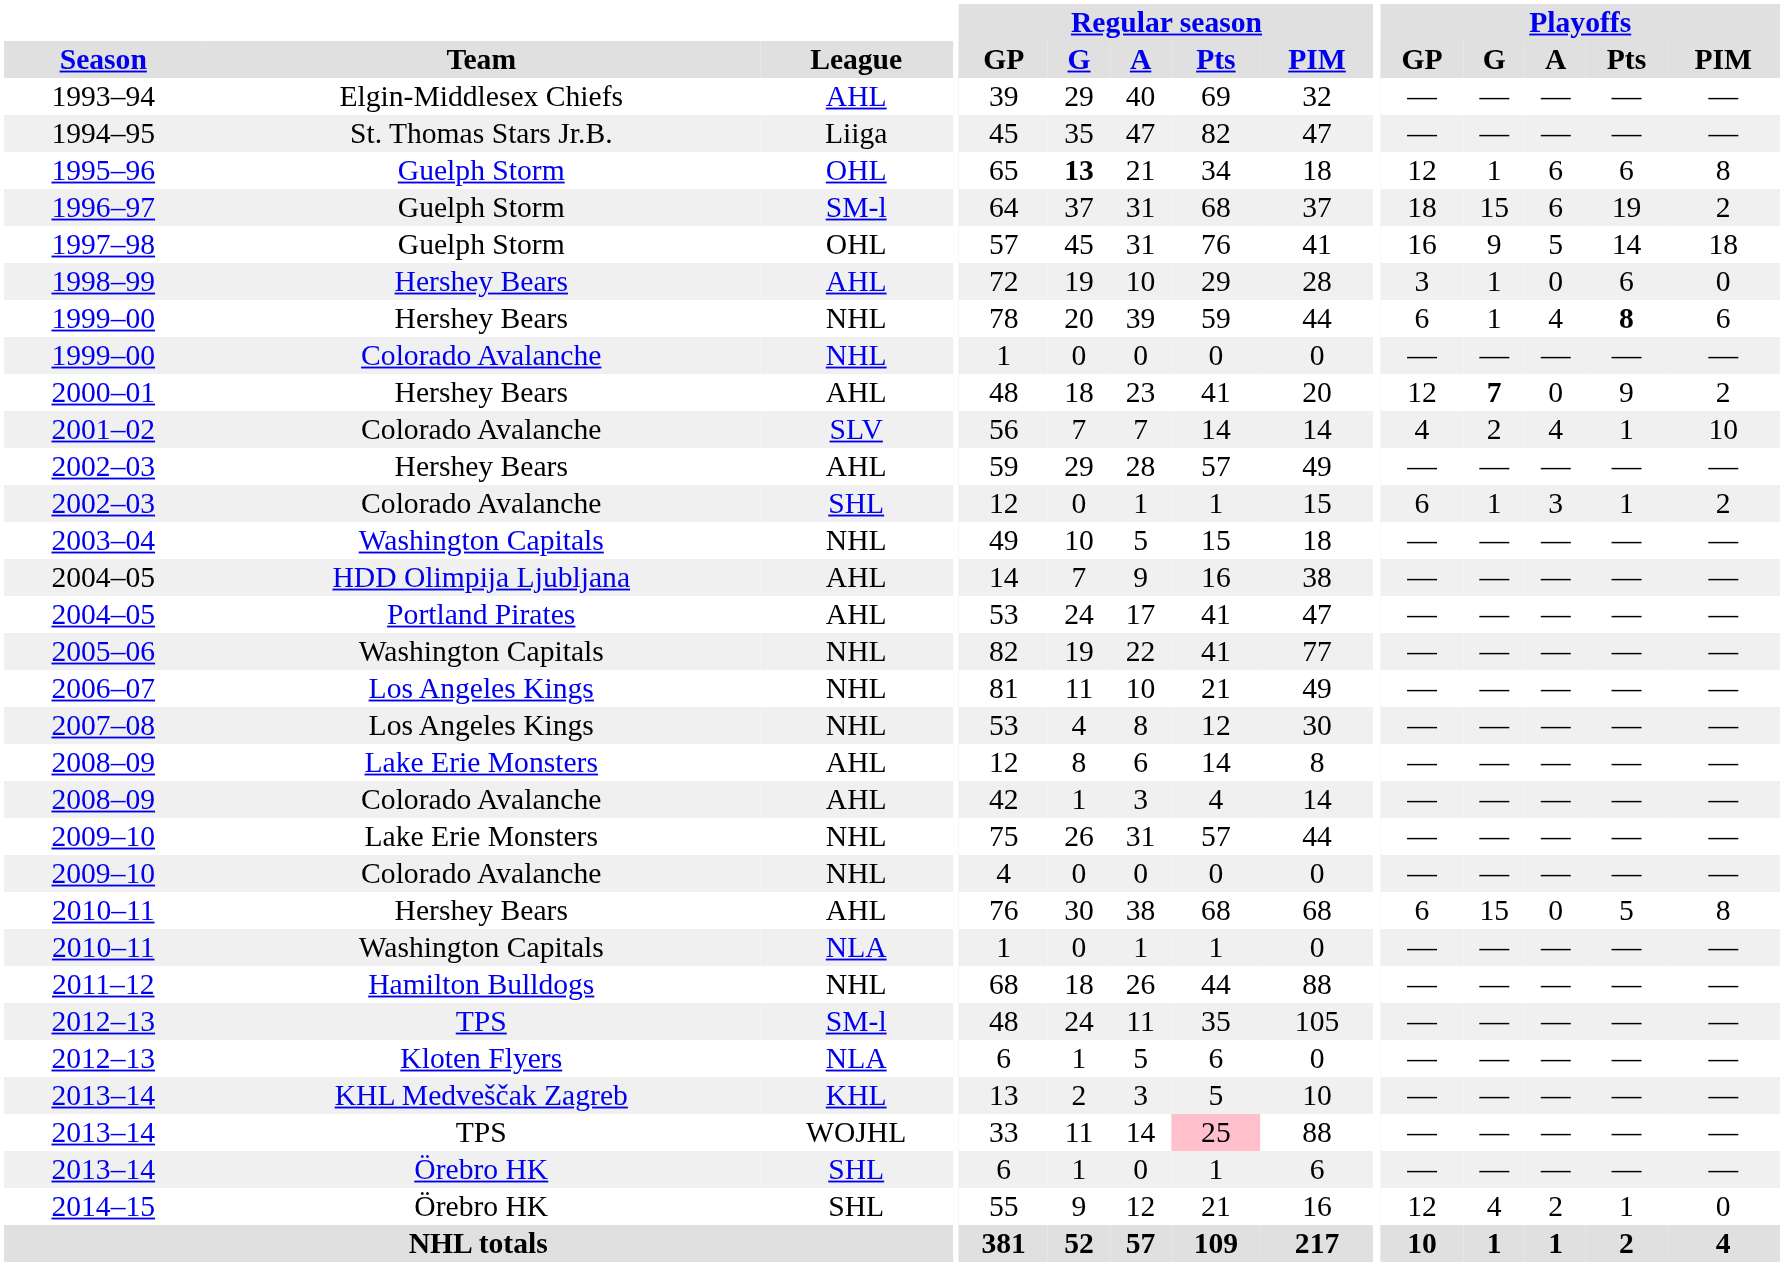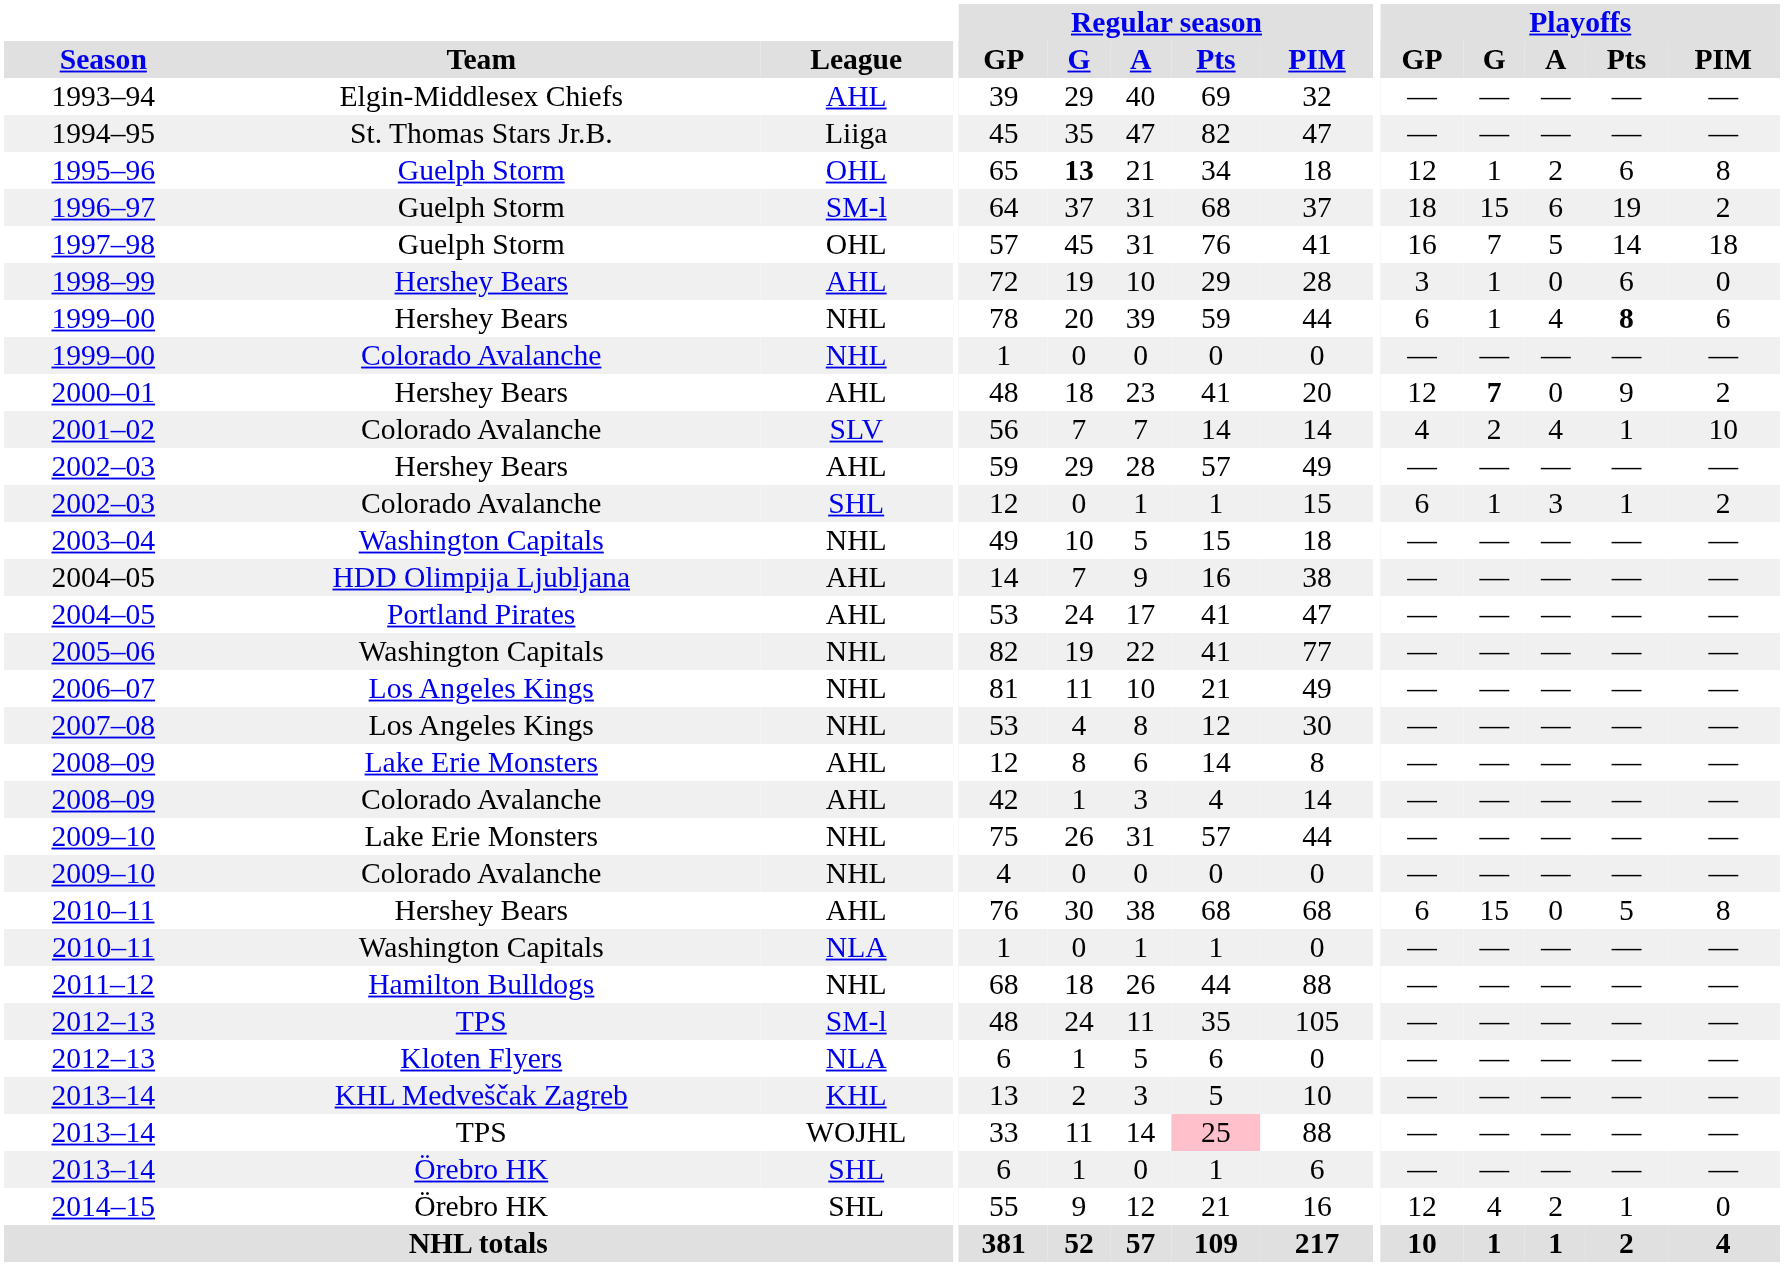(1556, 170) 6 -> (1556, 170) 2
(1494, 244) 9 -> (1494, 244) 7
